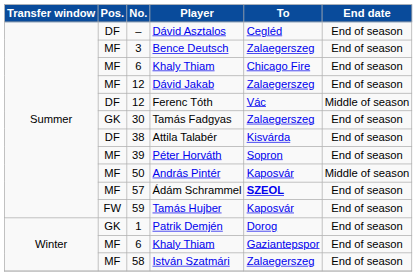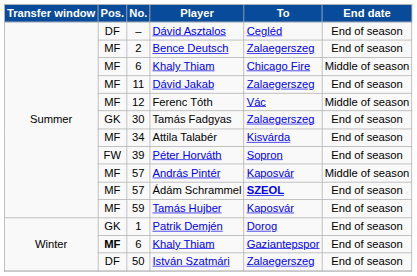(138, 48) 3 -> (138, 48) 2
(367, 66) End of season -> (367, 66) Middle of season
(138, 84) 12 -> (138, 84) 11
(112, 102) DF -> (112, 102) MF
(112, 137) DF -> (112, 137) MF
(138, 137) 38 -> (138, 137) 34
(112, 155) MF -> (112, 155) FW
(138, 173) 50 -> (138, 173) 57
(112, 208) FW -> (112, 208) MF
(112, 244) normal -> (112, 244) bold
(112, 262) MF -> (112, 262) DF
(138, 262) 58 -> (138, 262) 50
